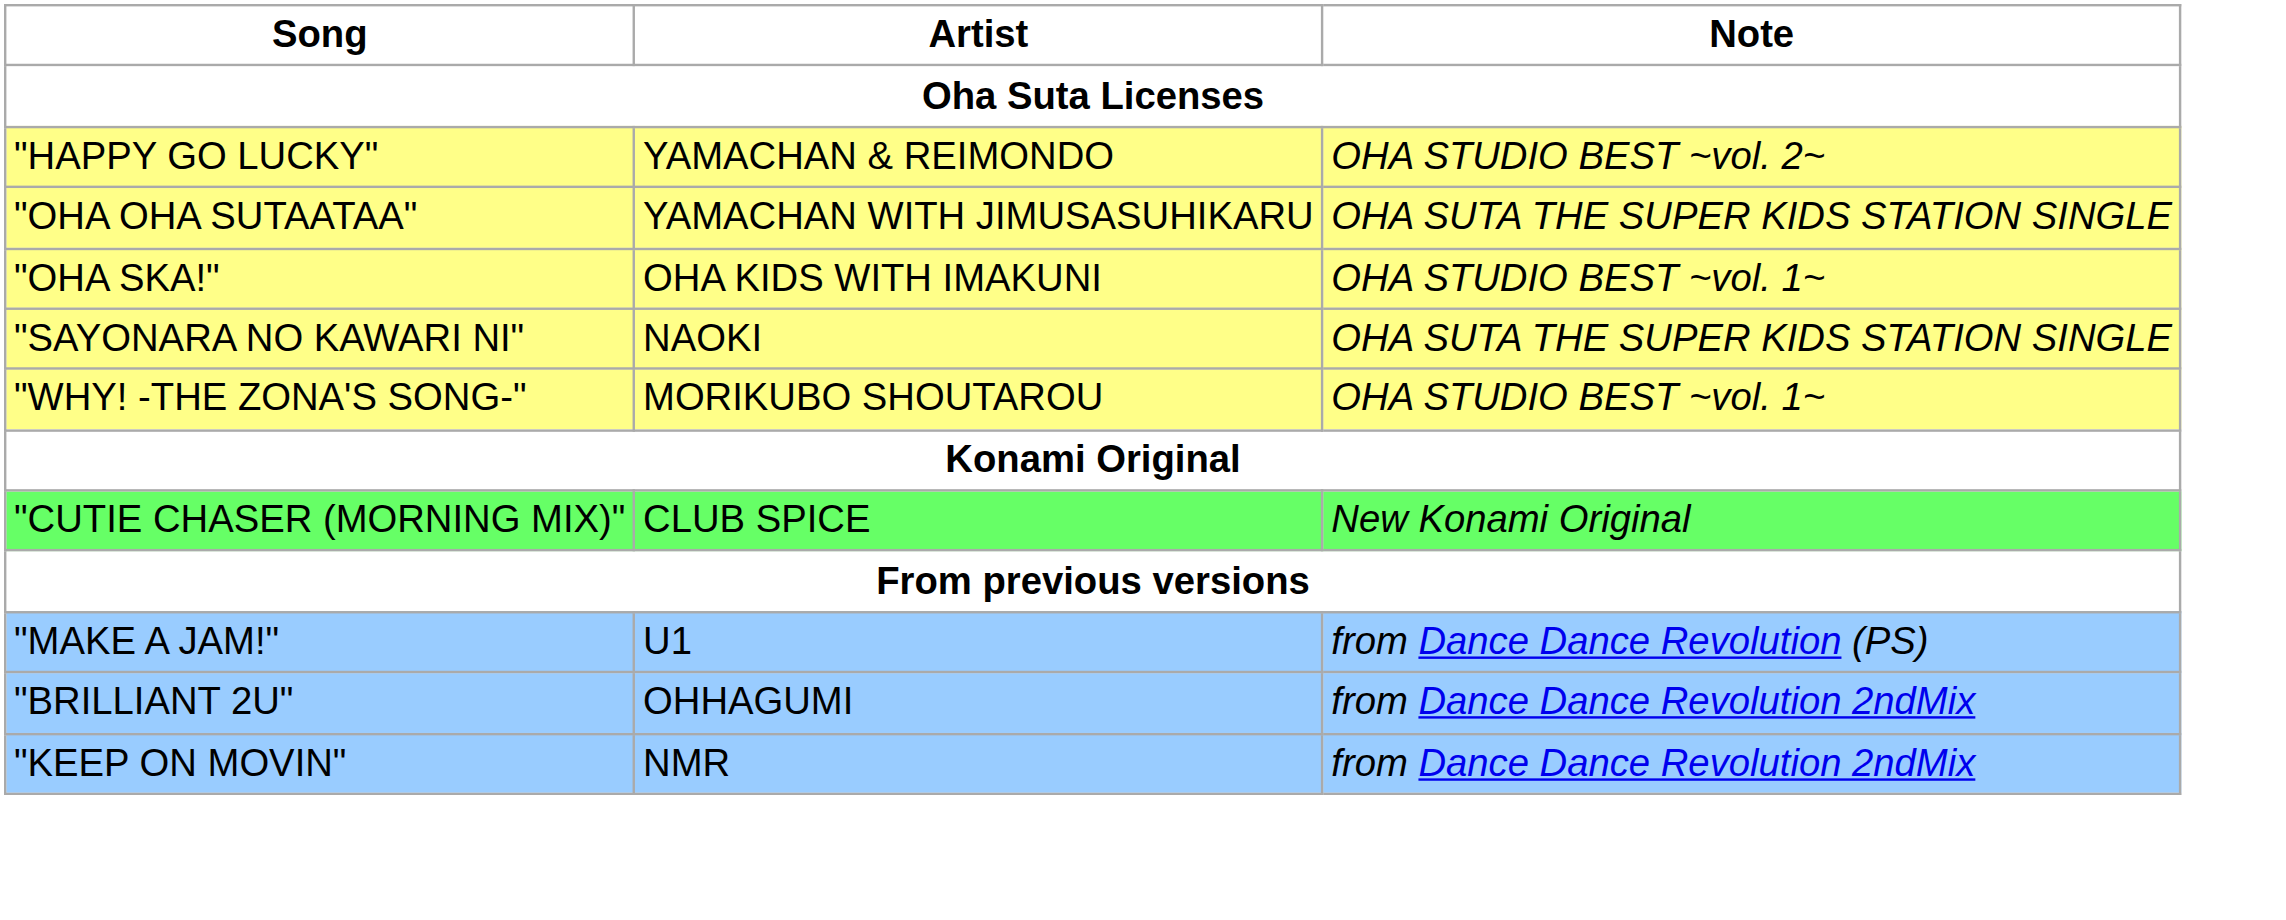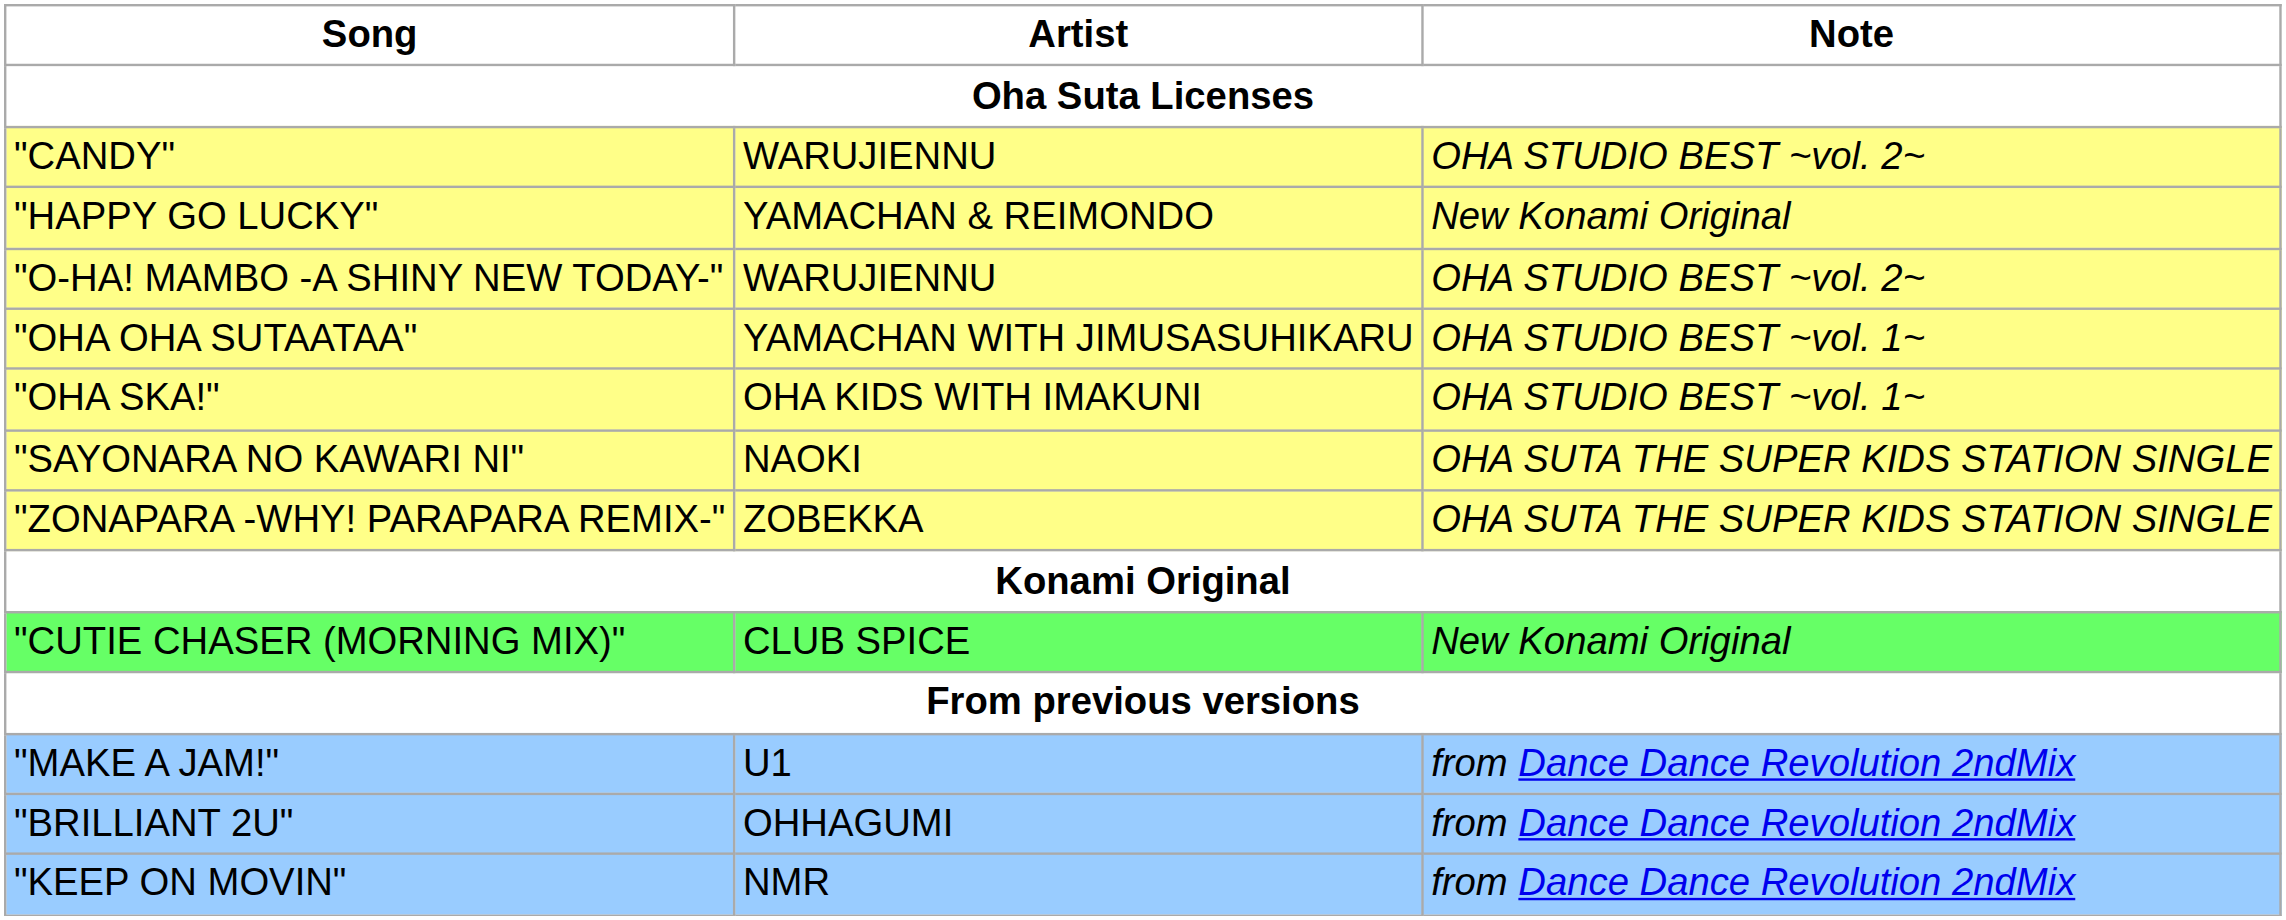+ row: (95, 156)
(1578, 156) OHA STUDIO BEST ~vol. 2~ -> (1611, 216) New Konami Original
+ row: (369, 277)
(1752, 216) OHA SUTA THE SUPER KIDS STATION SINGLE -> (1678, 338) OHA STUDIO BEST ~vol. 1~
- row: (270, 398)
+ row: (370, 519)
(1630, 641) from Dance Dance Revolution (PS) -> (1753, 762) from Dance Dance Revolution 2ndMix
